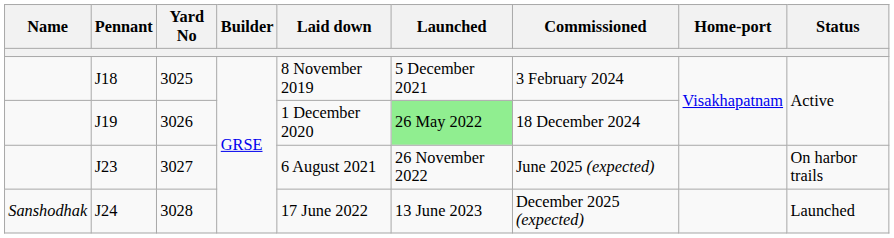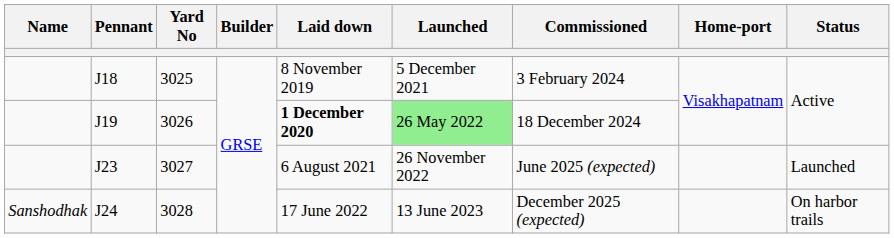(321, 122) normal -> (322, 122) bold
(824, 166) On harbor trails -> (823, 166) Launched
(823, 211) Launched -> (824, 211) On harbor trails
